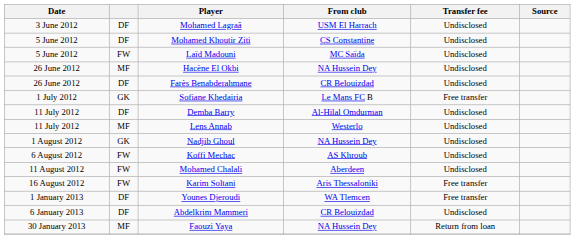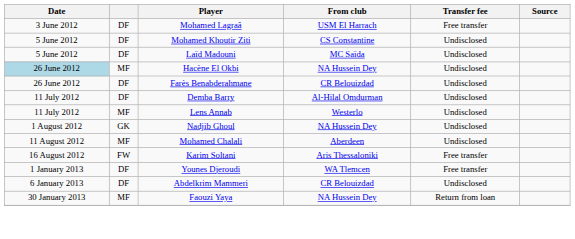(465, 25) Undisclosed -> (465, 25) Free transfer
(124, 54) FW -> (124, 54) DF
(57, 68) no background -> (57, 68) lightblue background
- row: (211, 97)
- row: (211, 154)
(124, 169) FW -> (124, 140) MF
